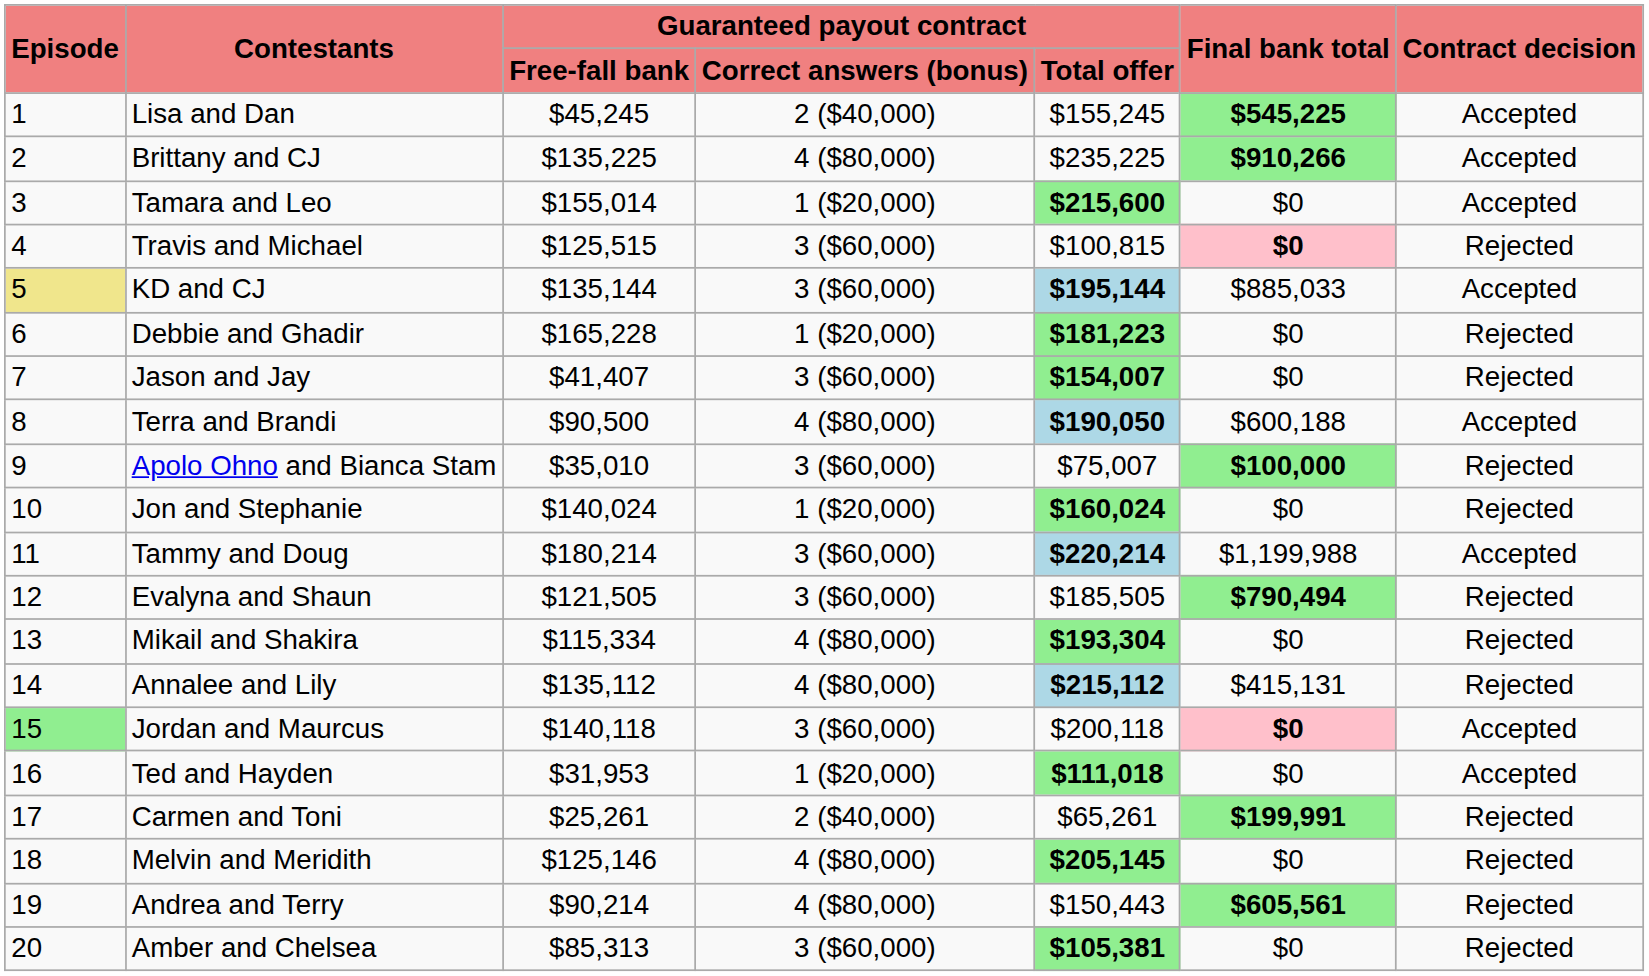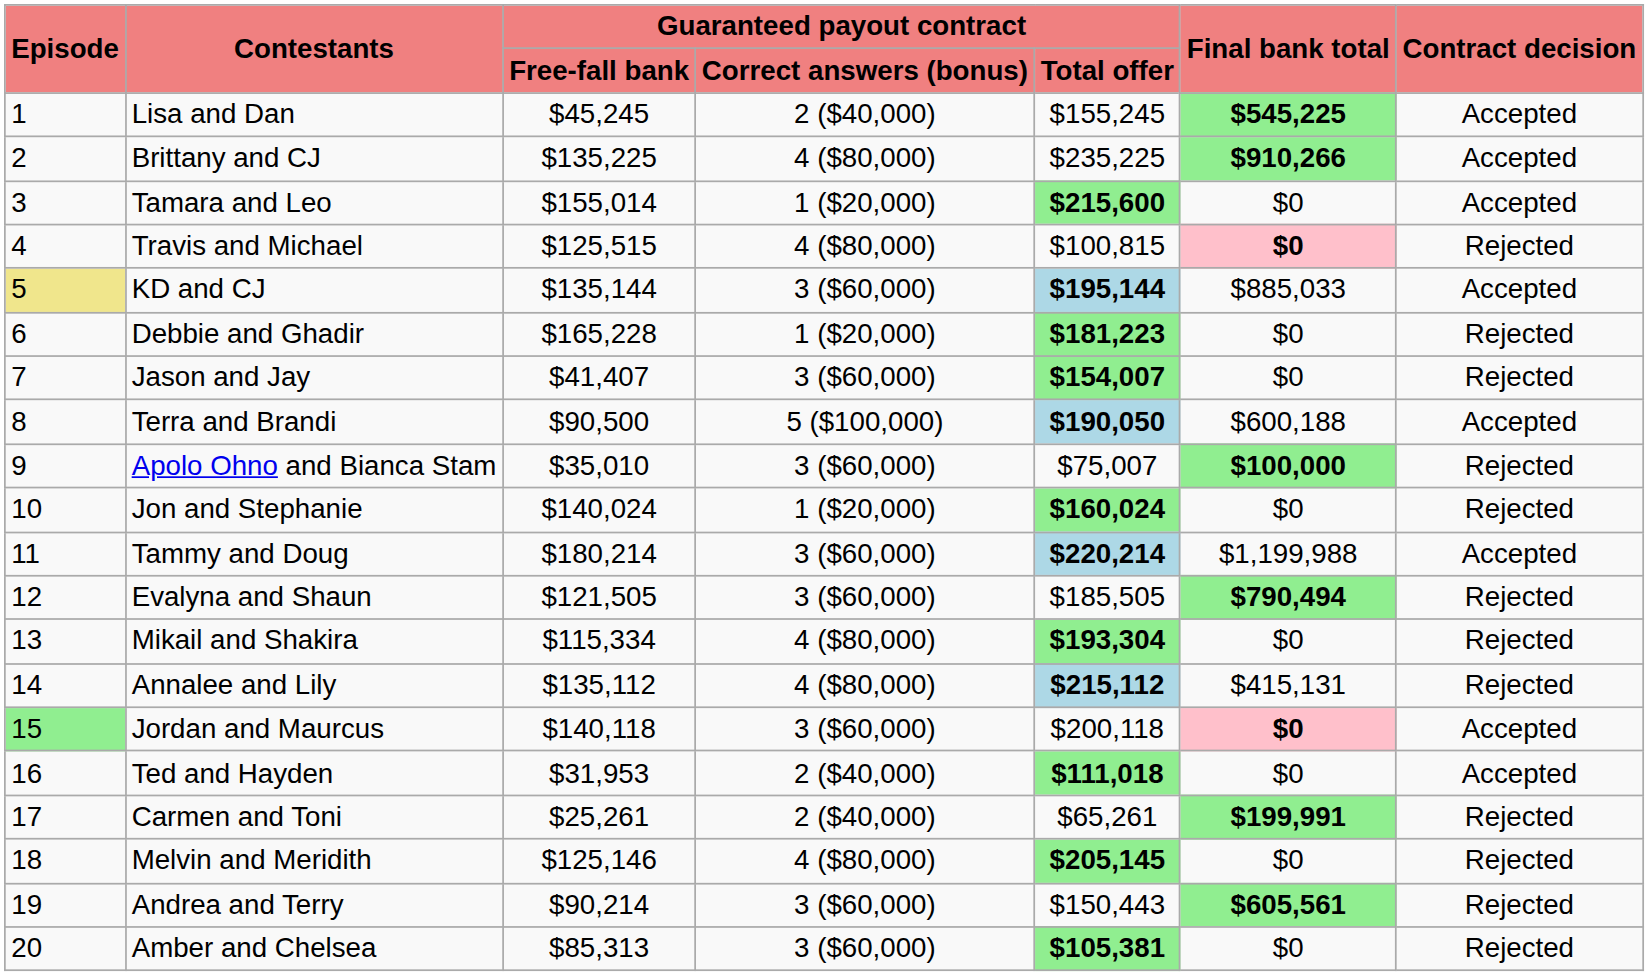(865, 245) 3 ($60,000) -> (865, 245) 4 ($80,000)
(865, 421) 4 ($80,000) -> (865, 421) 5 ($100,000)
(865, 772) 1 ($20,000) -> (865, 772) 2 ($40,000)
(865, 904) 4 ($80,000) -> (865, 904) 3 ($60,000)
